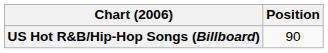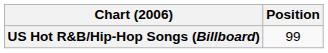(293, 36) 90 -> (293, 36) 99
